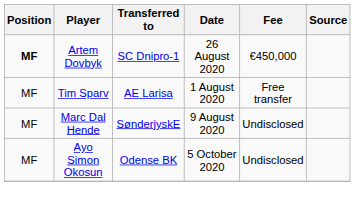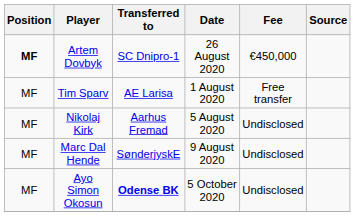+ row: (83, 123)
(148, 160) normal -> (148, 191) bold
